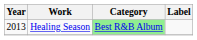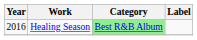(16, 27) 2013 -> (16, 27) 2016
